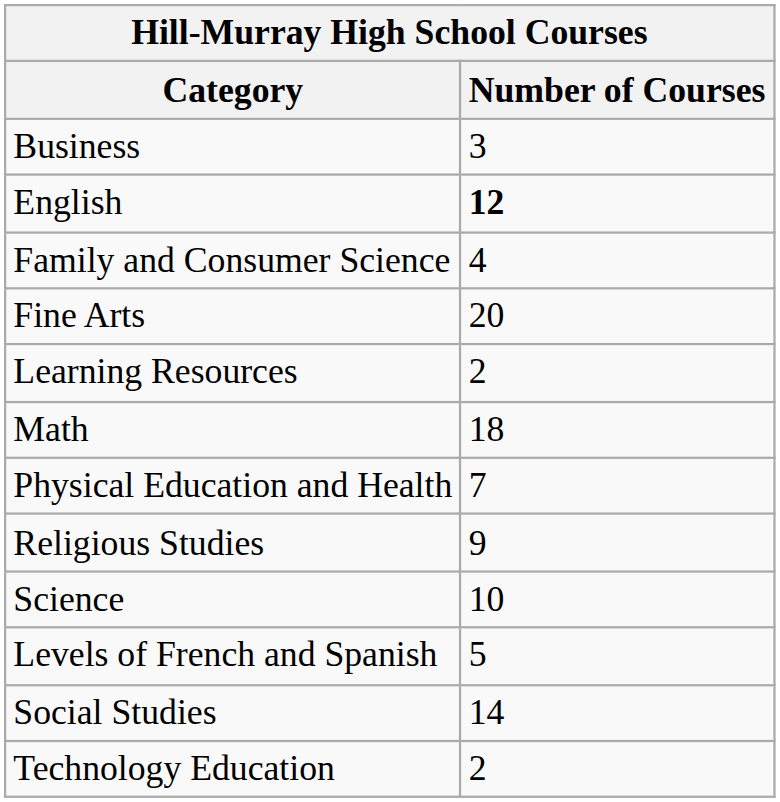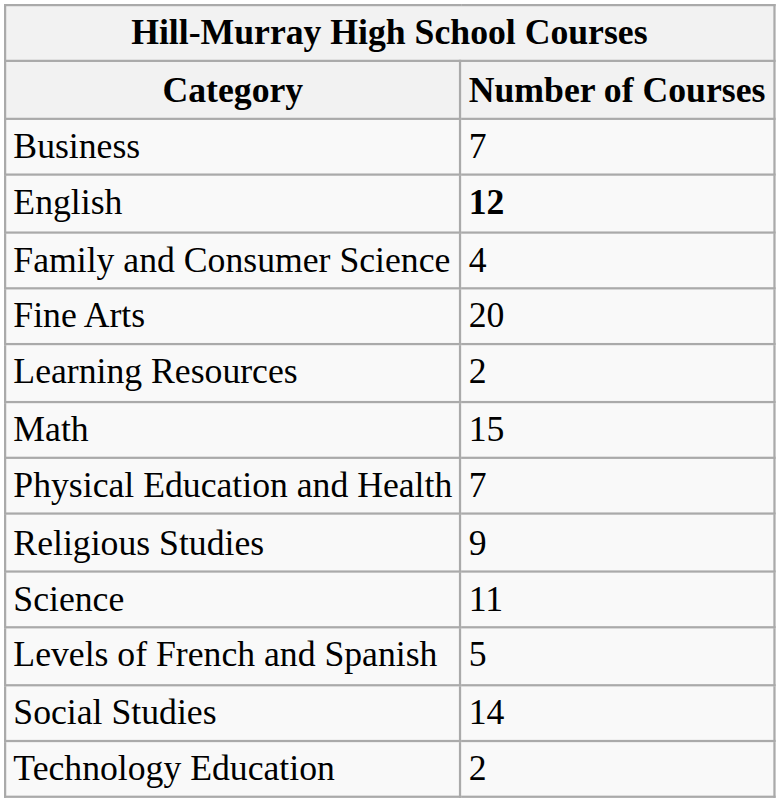(478, 145) 3 -> (478, 145) 7
(487, 428) 18 -> (487, 428) 15
(487, 598) 10 -> (486, 598) 11
